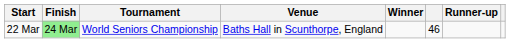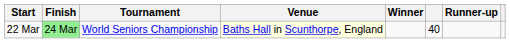(303, 30) no background -> (303, 30) lightyellow background
(434, 30) 46 -> (434, 30) 40
